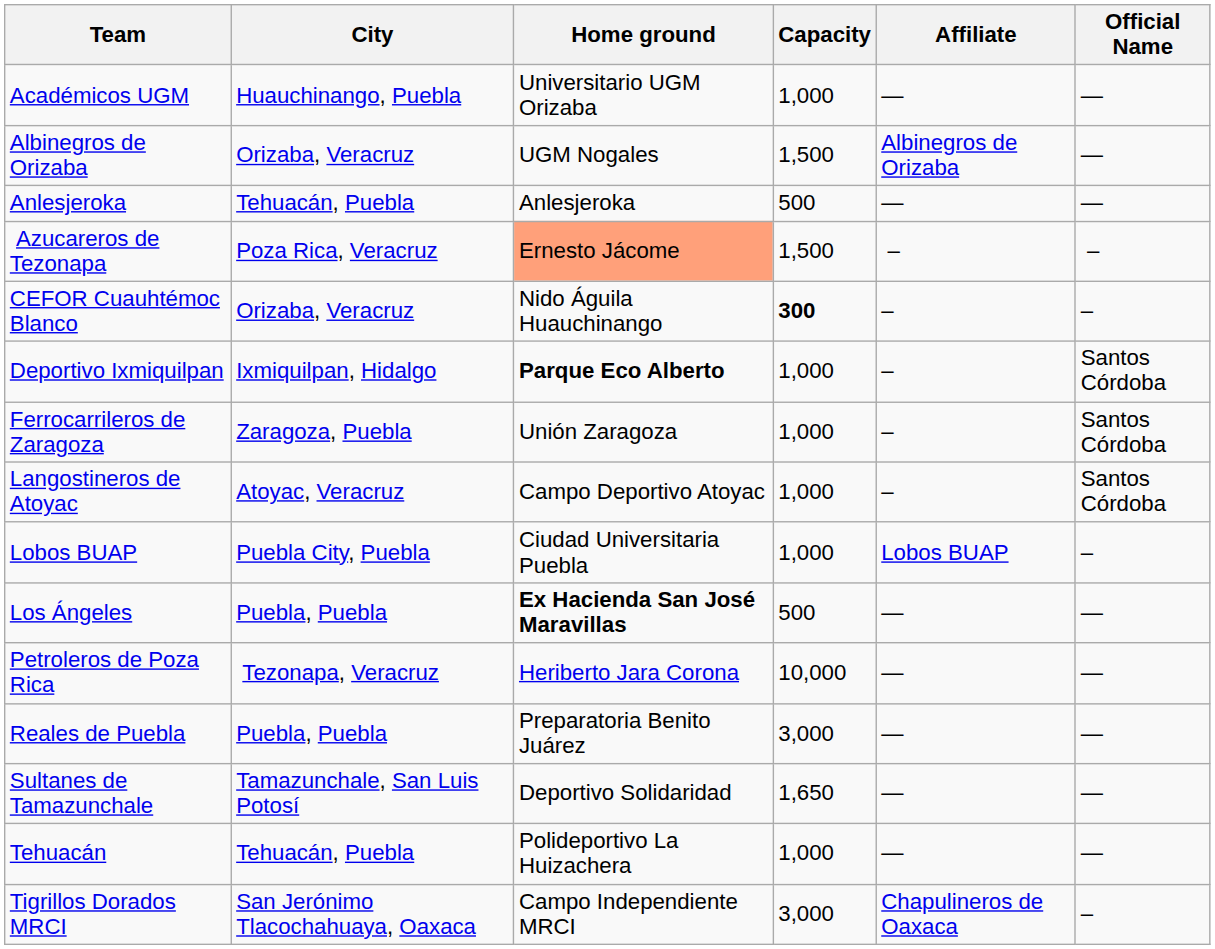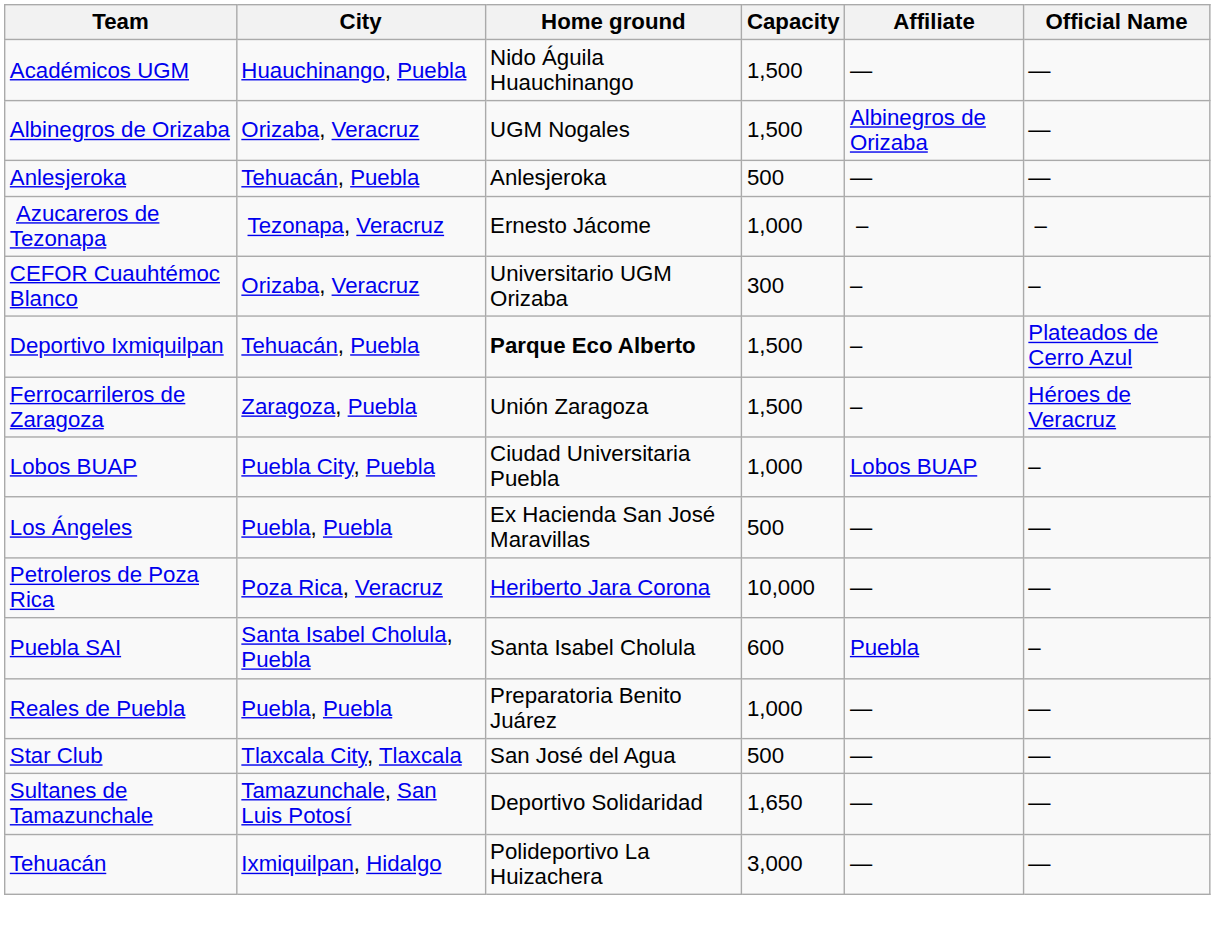(610, 94) Universitario UGM Orizaba -> (562, 69) Nido Águila Huauchinango
(806, 94) 1,000 -> (775, 69) 1,500
(337, 250) Poza Rica, Veracruz -> (343, 225) Tezonapa, Veracruz
(599, 250) lightsalmon background -> (570, 225) no background
(809, 250) 1,500 -> (778, 225) 1,000
(591, 311) Nido Águila Huauchinango -> (581, 286) Universitario UGM Orizaba
(797, 311) bold -> (765, 286) normal
(336, 371) Ixmiquilpan, Hidalgo -> (330, 346) Tehuacán, Puebla
(806, 371) 1,000 -> (775, 346) 1,500
(1123, 371) Santos Córdoba -> (1093, 346) Plateados de Cerro Azul
(806, 431) 1,000 -> (775, 406) 1,500
(1123, 431) Santos Córdoba -> (1080, 406) Héroes de Veracruz
- row: (95, 491)
(637, 612) bold -> (603, 527) normal
(338, 672) Tezonapa, Veracruz -> (342, 587) Poza Rica, Veracruz
+ row: (65, 647)
(806, 733) 3,000 -> (775, 708) 1,000
+ row: (56, 755)
(325, 853) Tehuacán, Puebla -> (341, 863) Ixmiquilpan, Hidalgo
(806, 853) 1,000 -> (775, 863) 3,000
- row: (93, 913)
